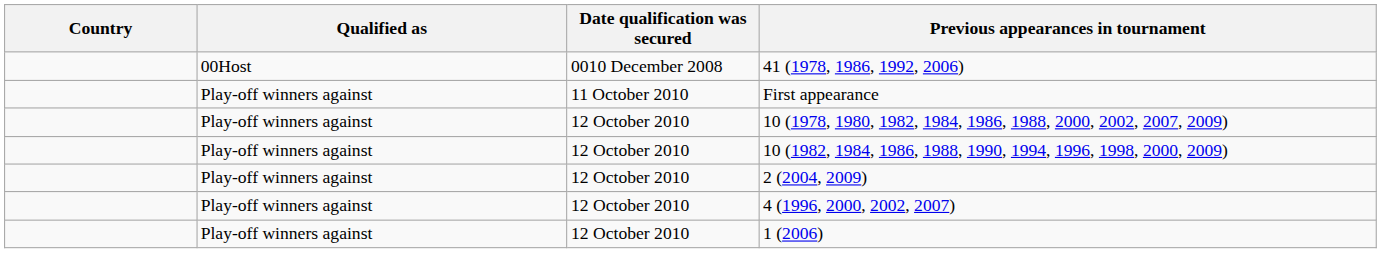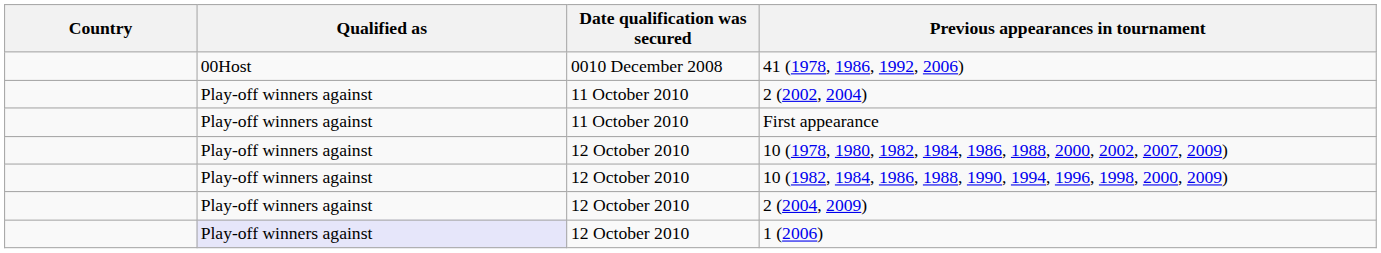+ row: (815, 94)
- row: (859, 205)
(287, 233) no background -> (287, 233) lavender background
